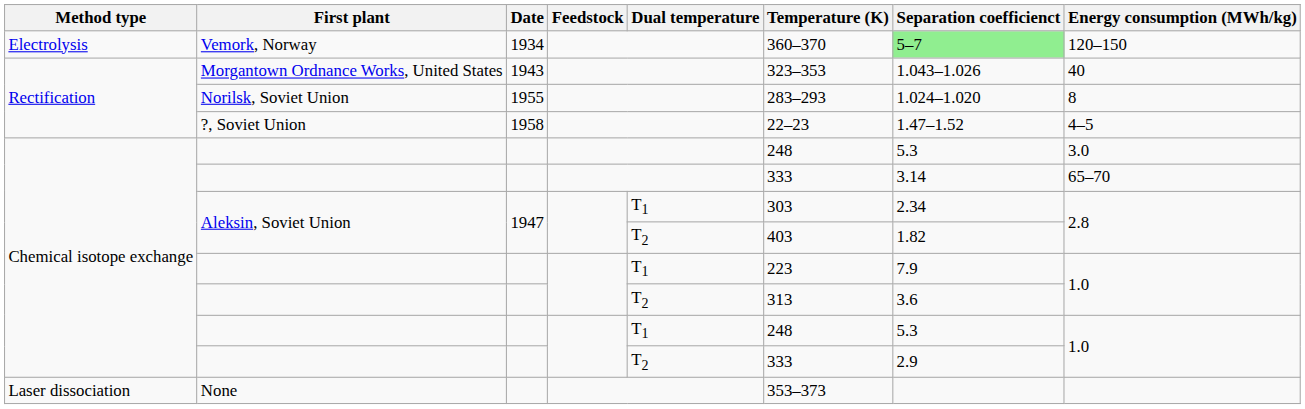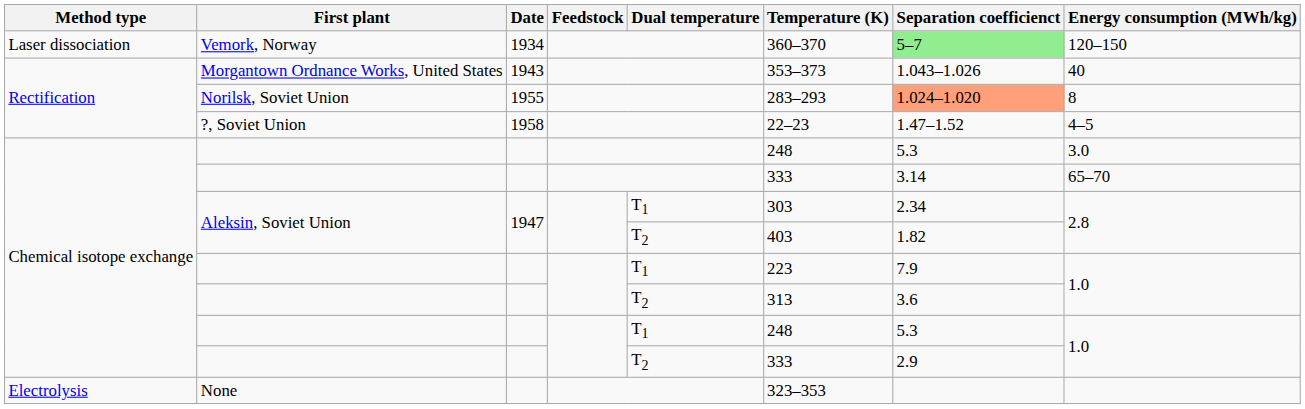(48, 44) Electrolysis -> (69, 44) Laser dissociation
(796, 71) 323–353 -> (796, 71) 353–373
(939, 97) no background -> (939, 97) lightsalmon background
(69, 390) Laser dissociation -> (48, 390) Electrolysis
(796, 390) 353–373 -> (796, 390) 323–353
